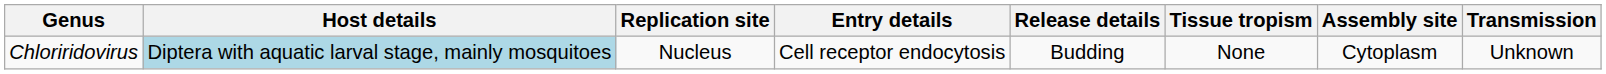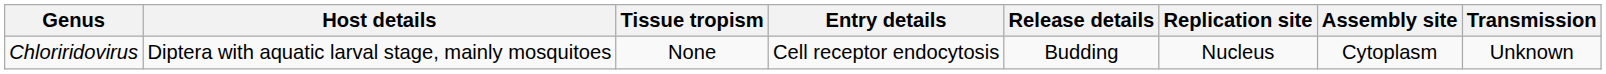columns swapped: (1241, 20) <-> (695, 20)
(379, 52) lightblue background -> (379, 52) no background
